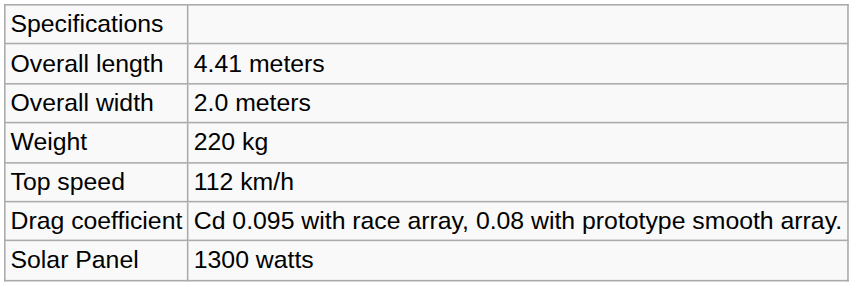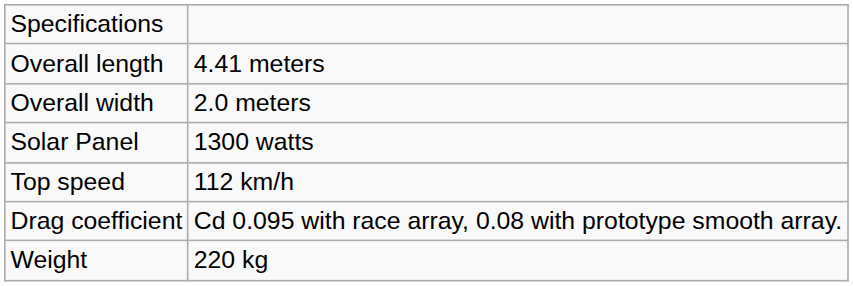rows swapped: (49, 142) <-> (75, 260)
